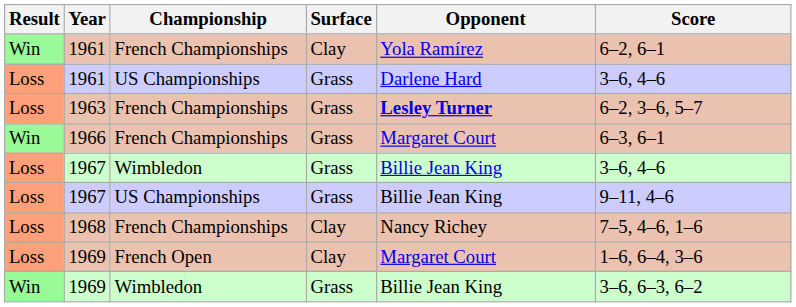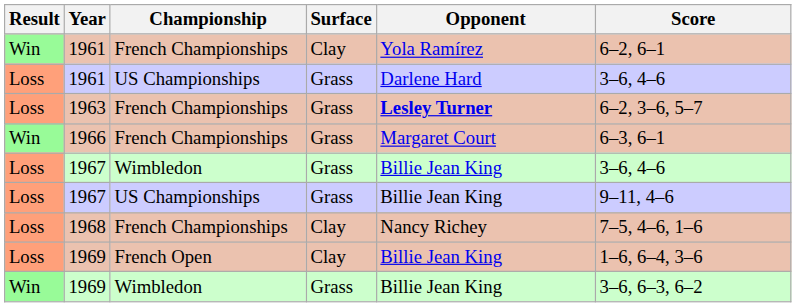(438, 256) Margaret Court -> (441, 256) Billie Jean King
